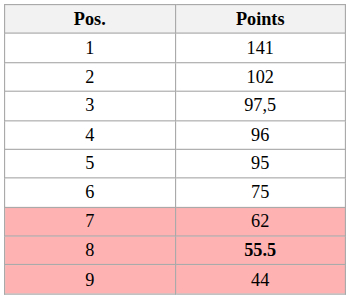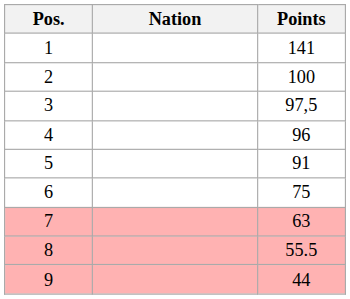+ column: (175, 18)
(260, 76) 102 -> (301, 76) 100
(260, 163) 95 -> (301, 163) 91
(260, 221) 62 -> (301, 221) 63
(260, 250) bold -> (301, 250) normal
